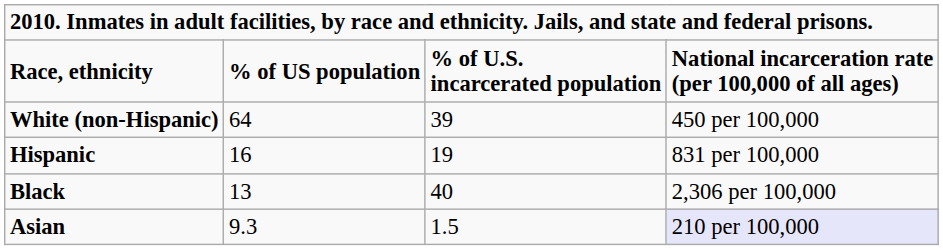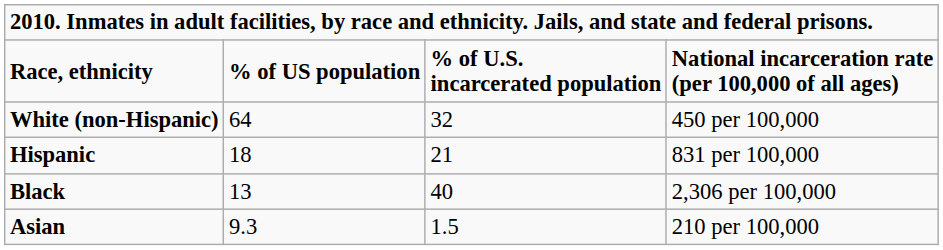(442, 119) 39 -> (442, 119) 32
(240, 155) 16 -> (240, 155) 18
(442, 155) 19 -> (442, 155) 21
(745, 226) lavender background -> (745, 226) no background
